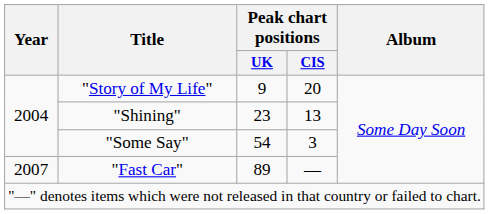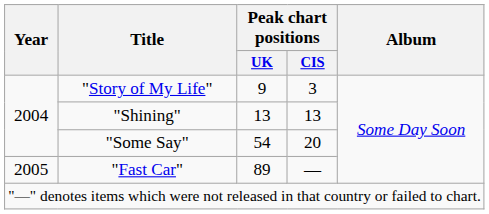(313, 88) 20 -> (313, 88) 3
(262, 115) 23 -> (262, 115) 13
(313, 142) 3 -> (313, 142) 20
(31, 169) 2007 -> (31, 169) 2005
